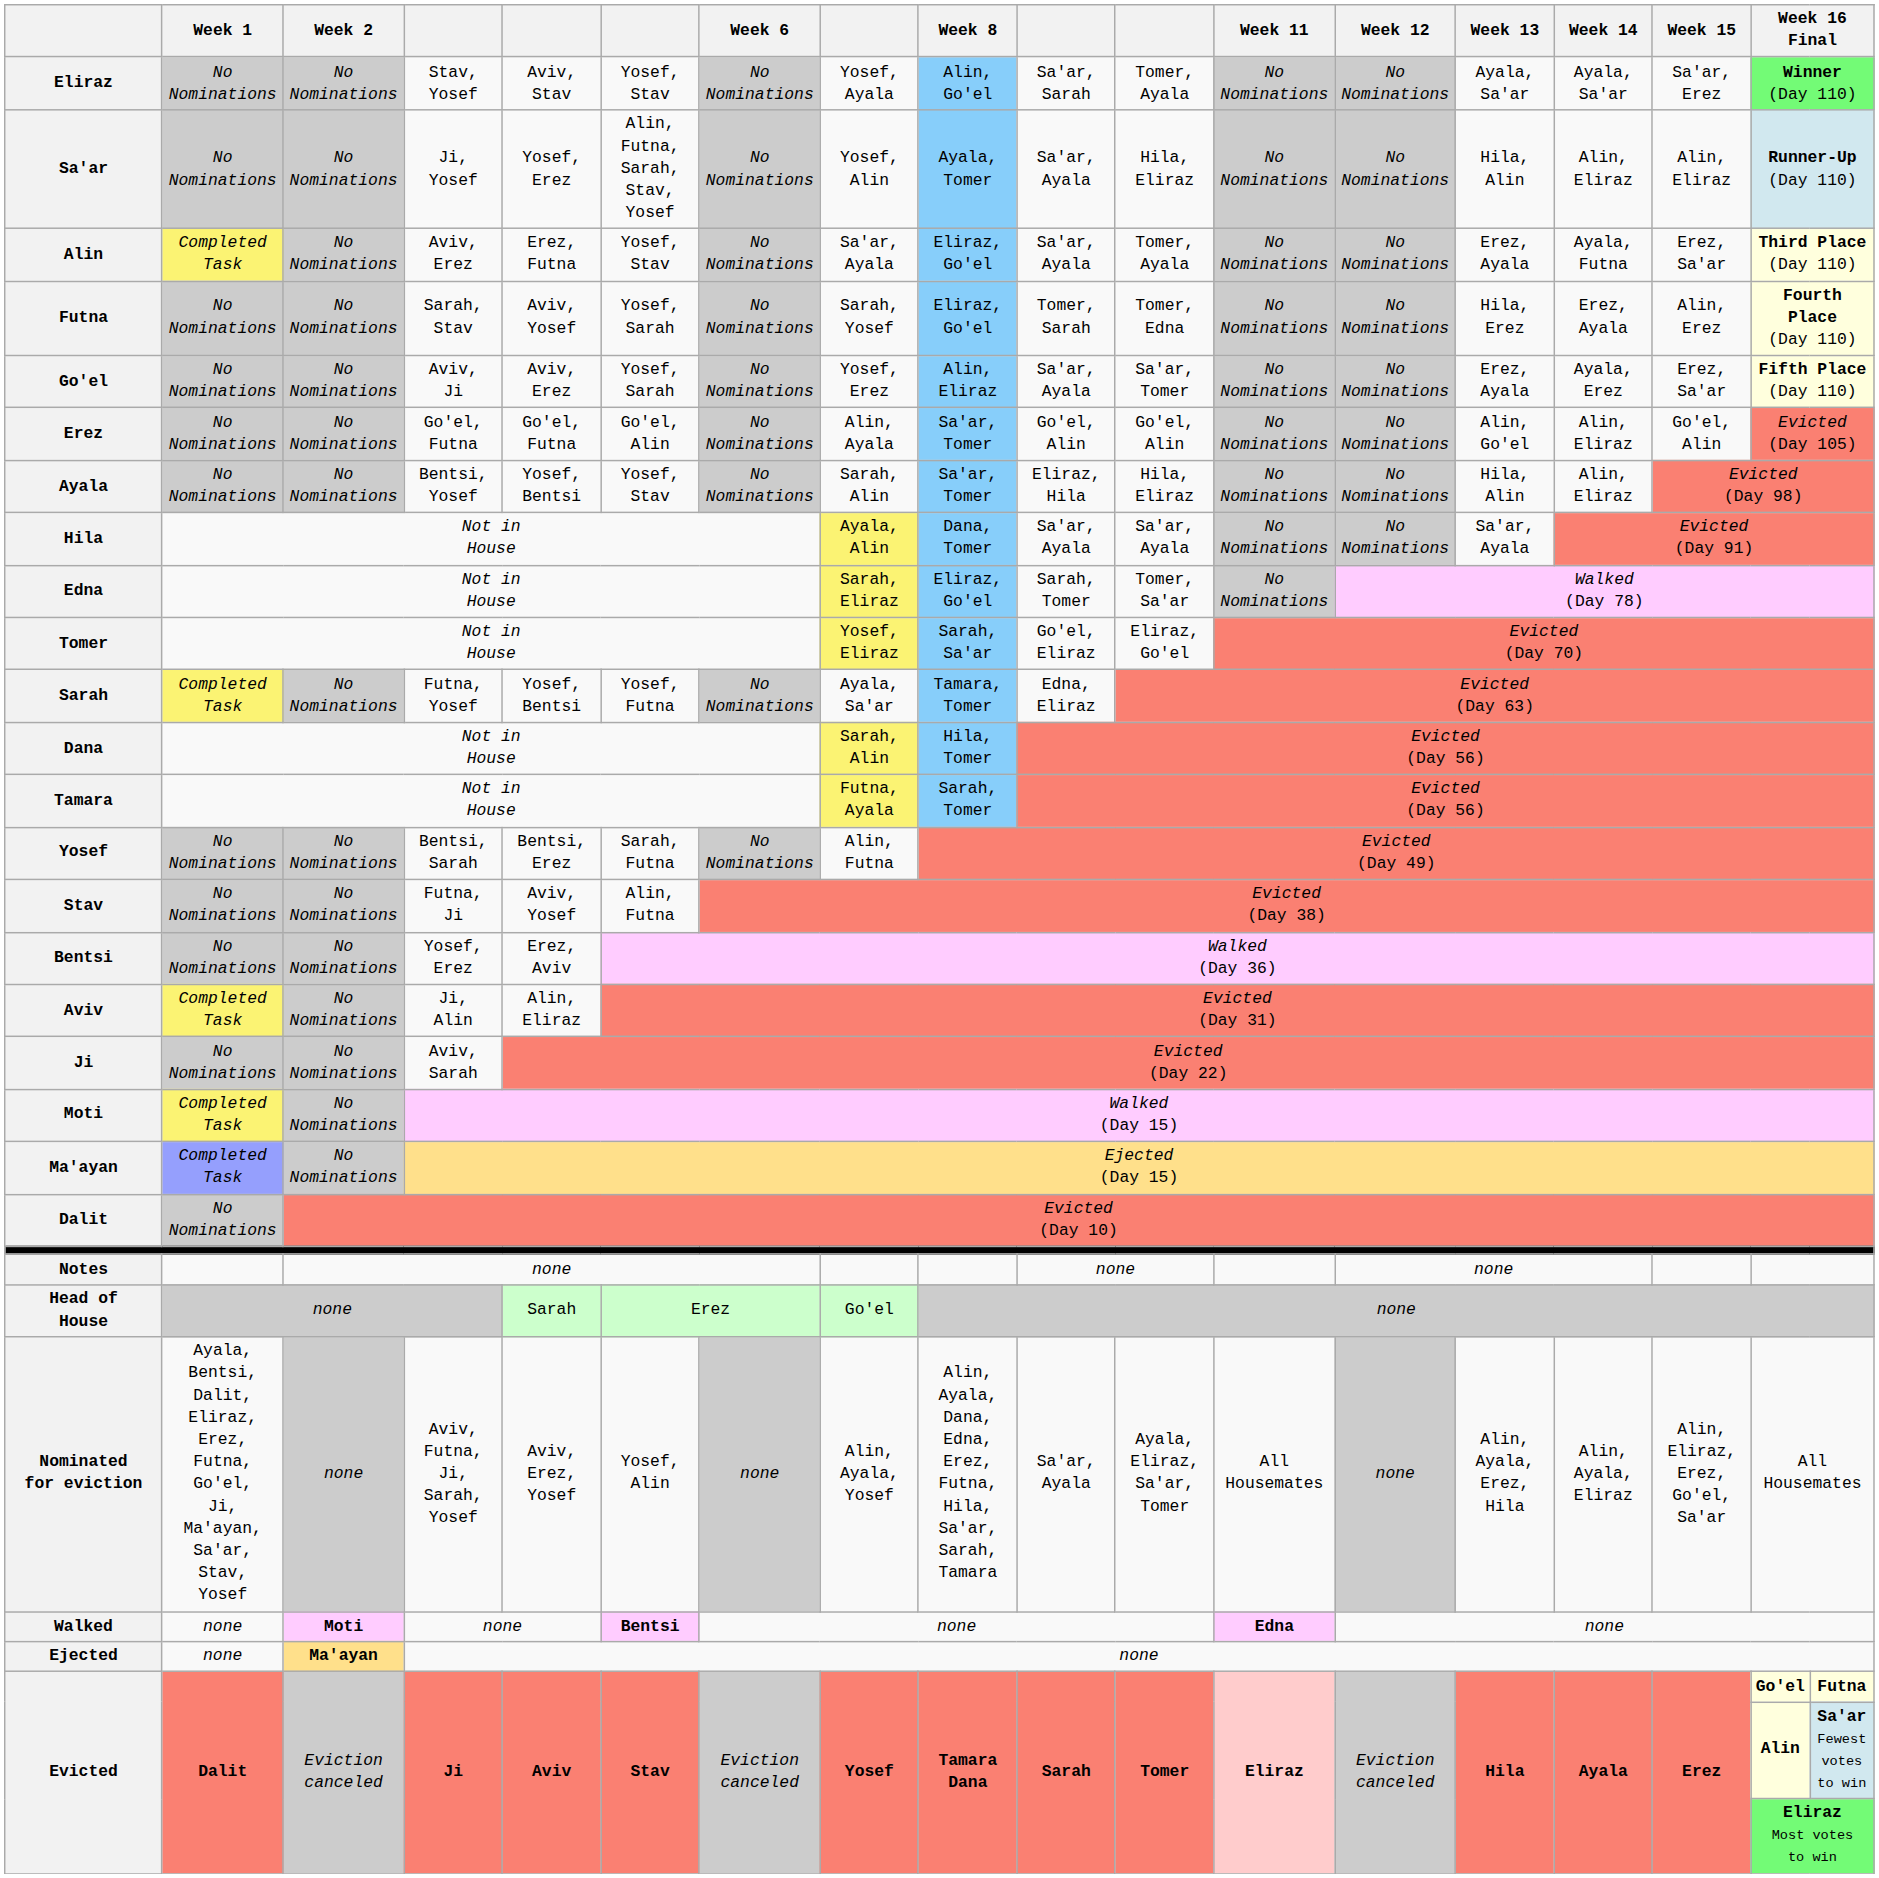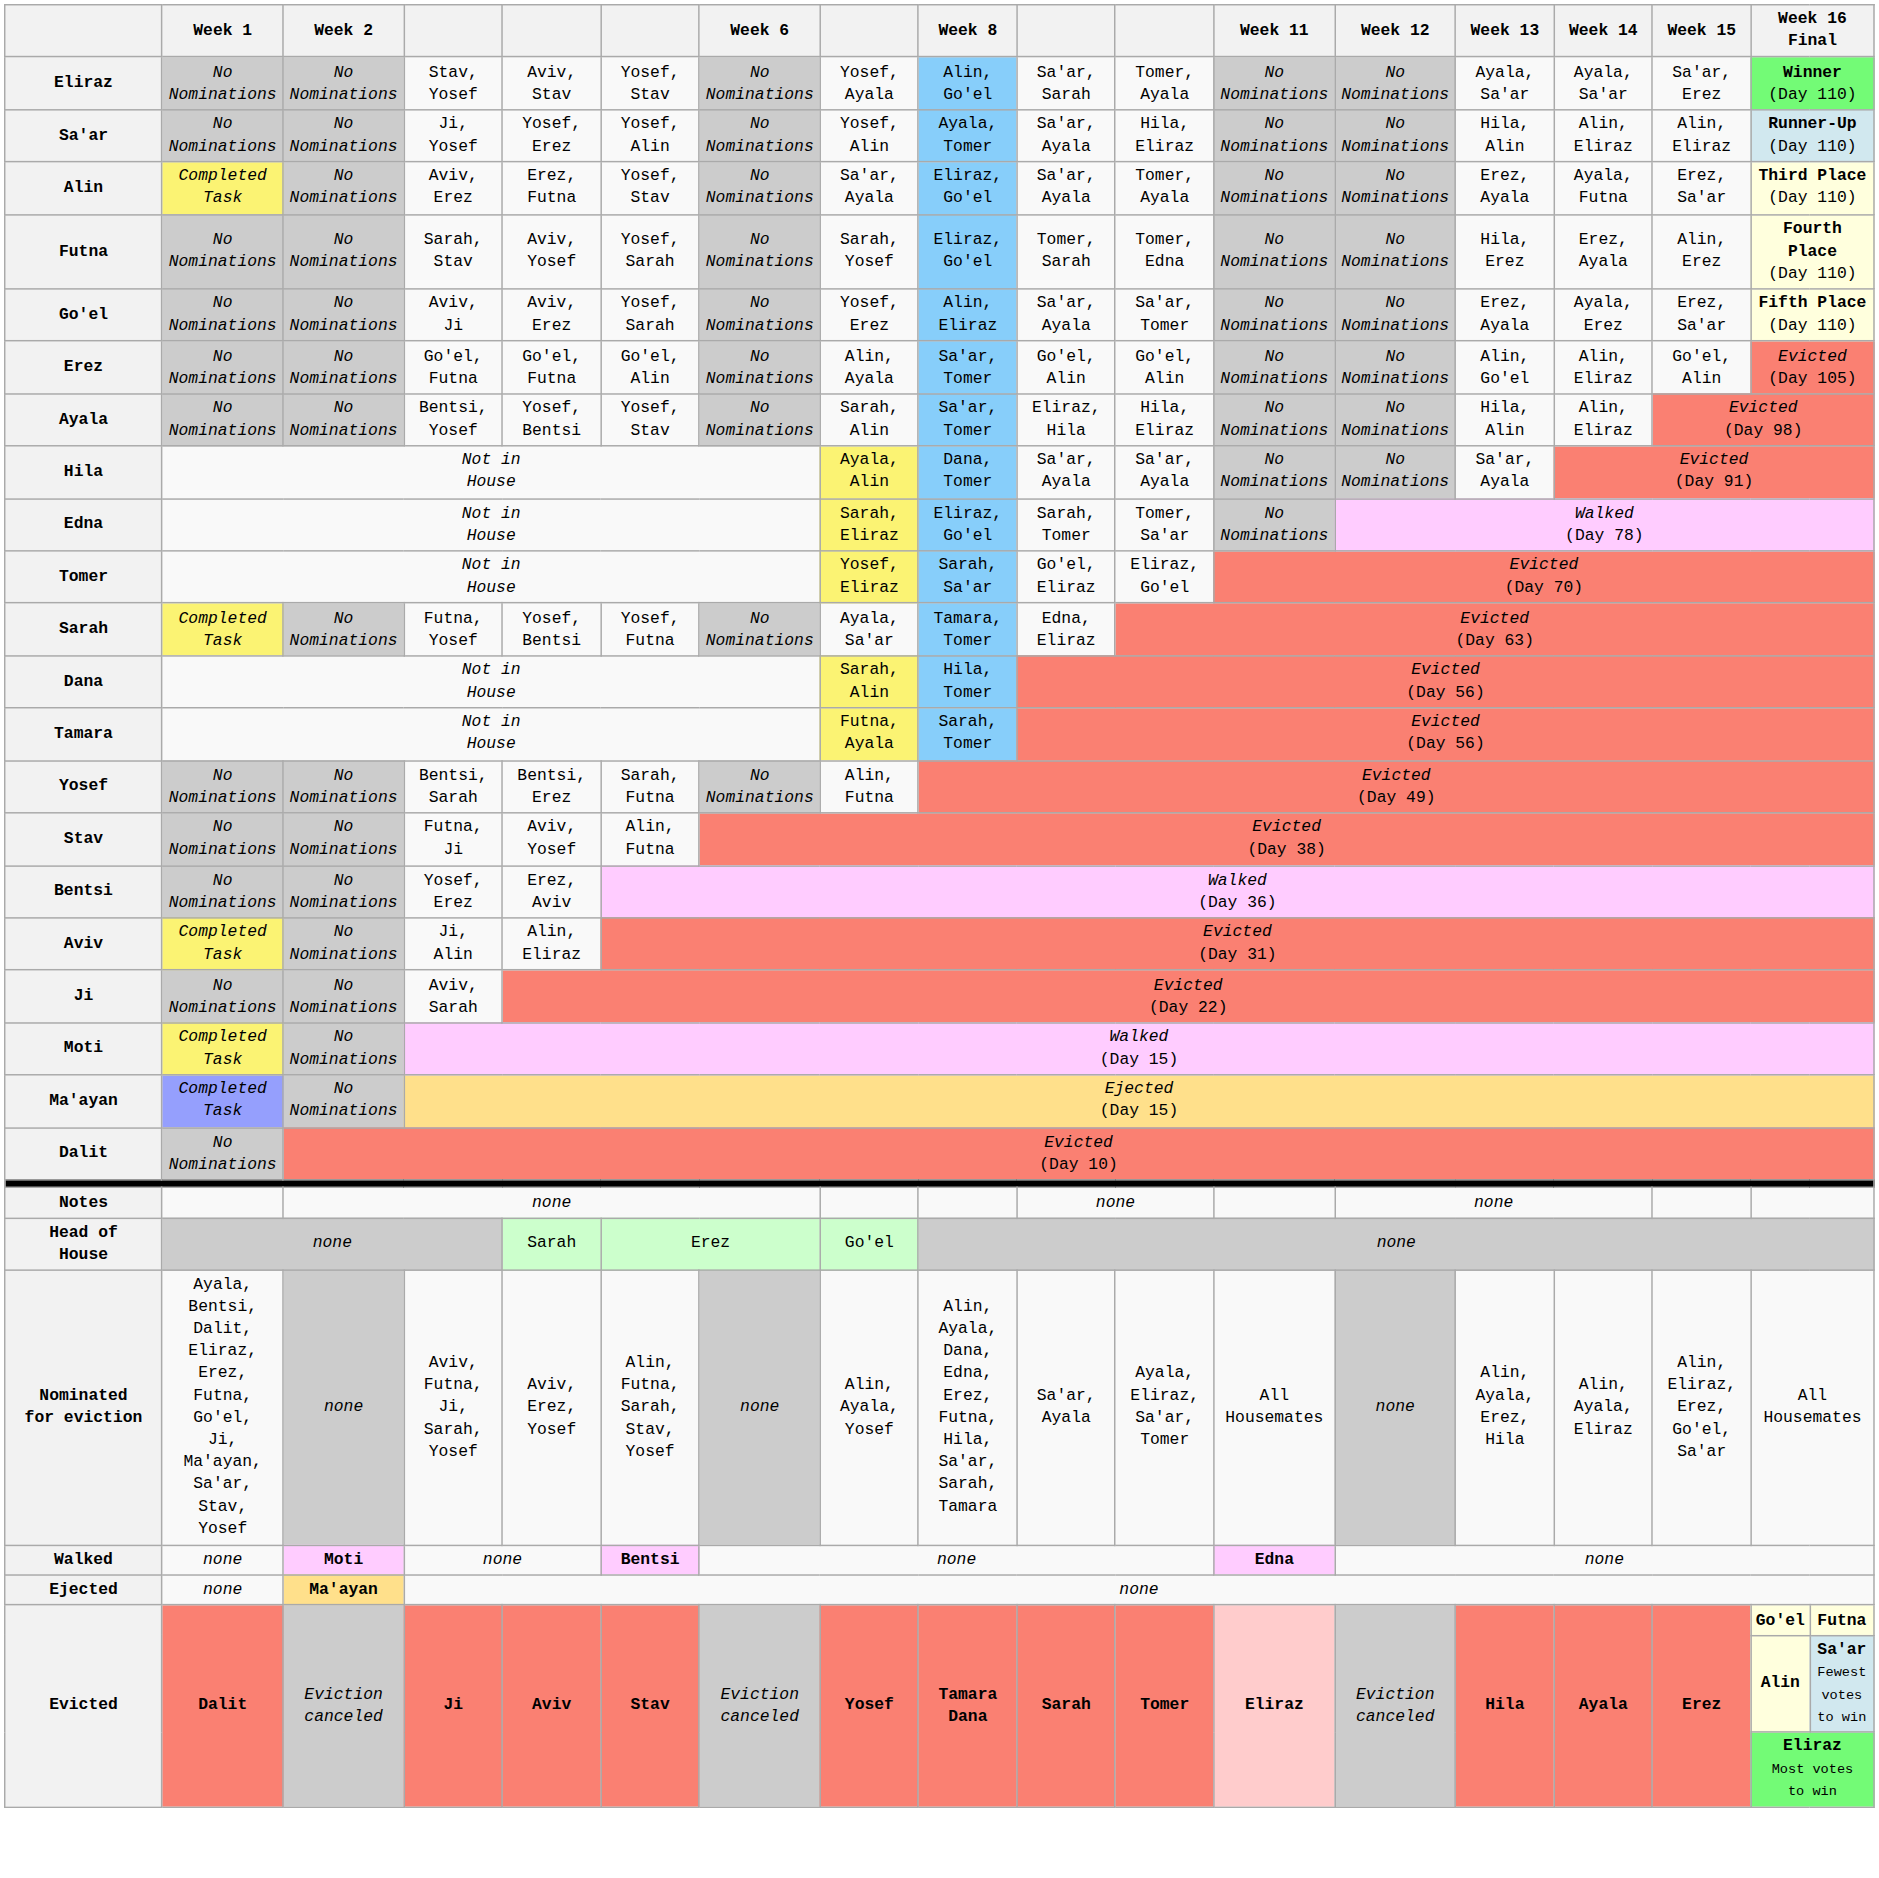(650, 168) Alin, Futna, Sarah, Stav, Yosef -> (650, 135) Yosef, Alin
(650, 1473) Yosef, Alin -> (650, 1407) Alin, Futna, Sarah, Stav, Yosef
